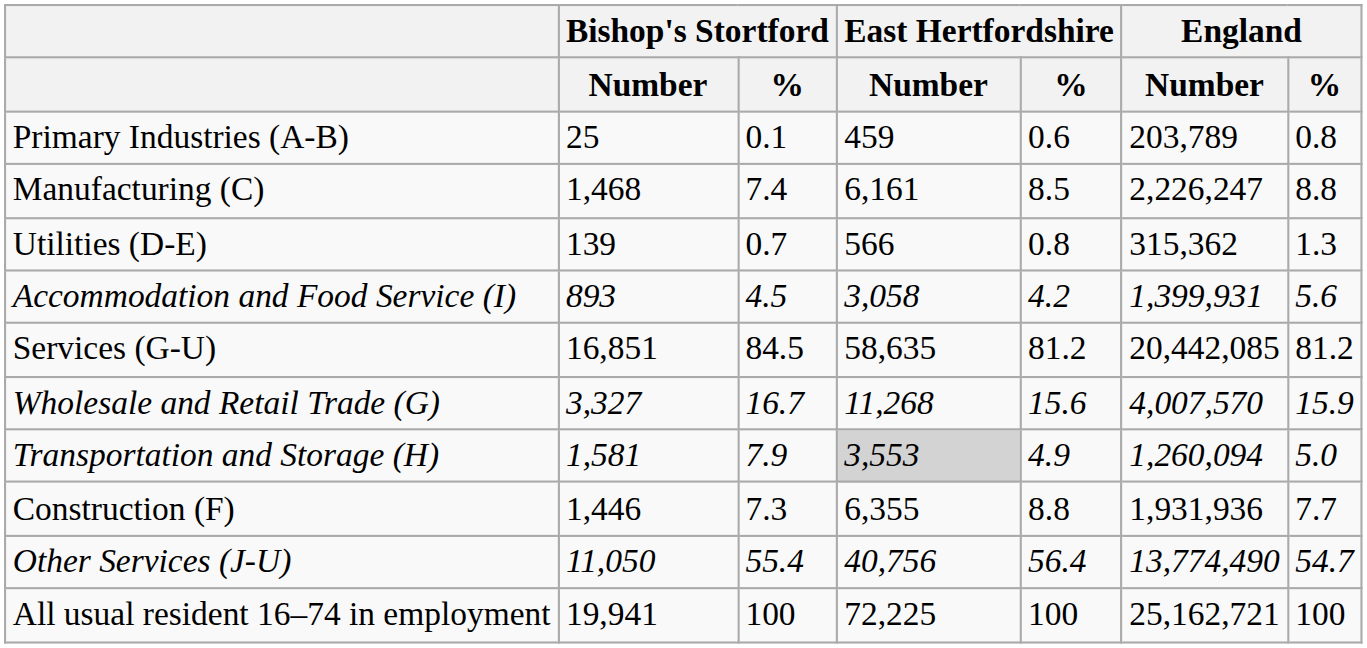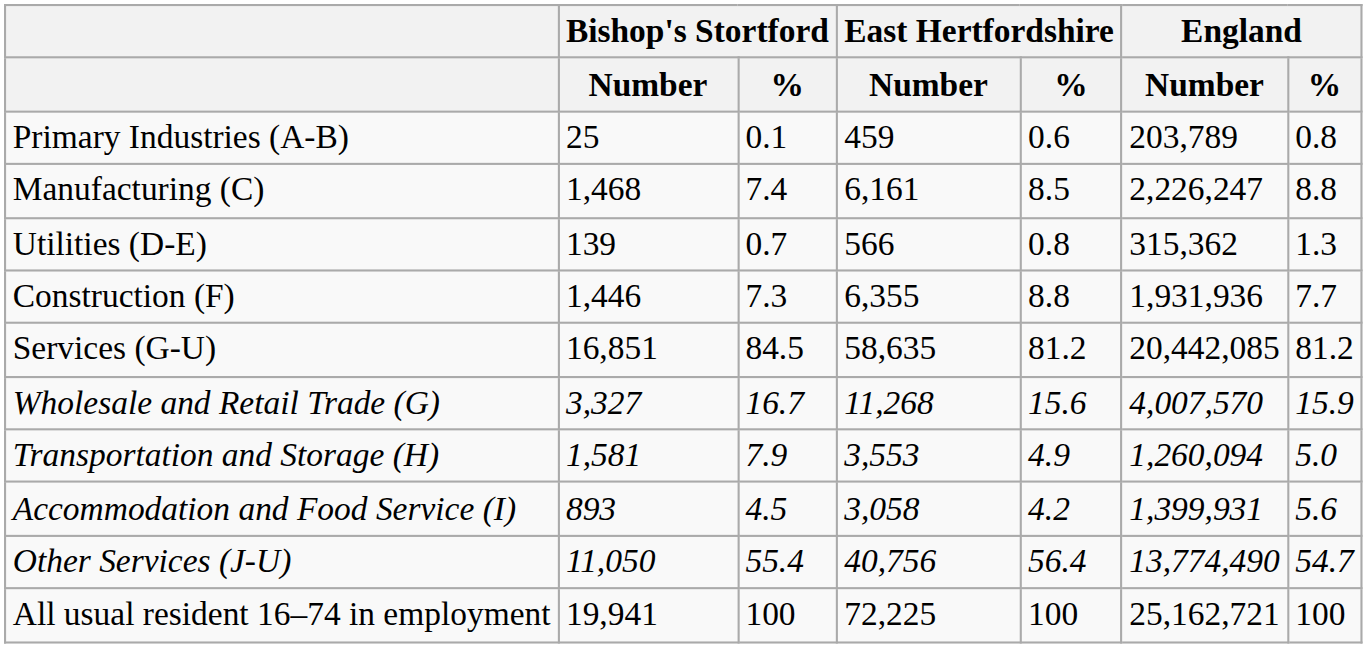rows swapped: (124, 508) <-> (264, 296)
(882, 455) lightgrey background -> (882, 455) no background
